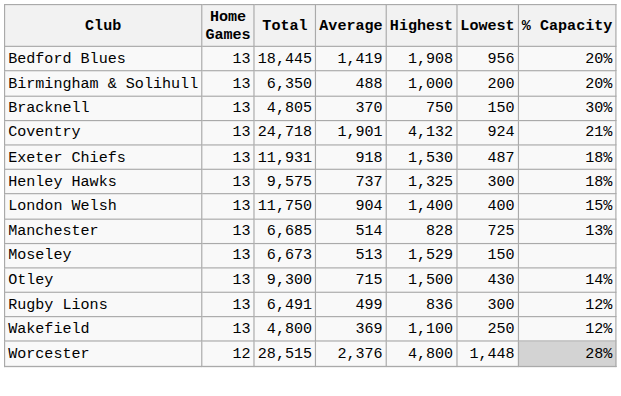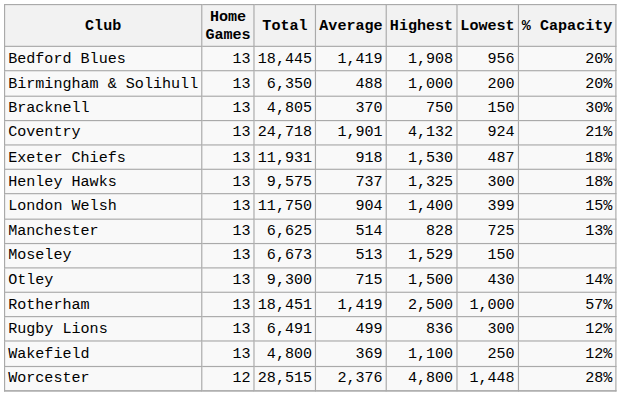(501, 206) 400 -> (501, 206) 399
(289, 231) 6,685 -> (289, 231) 6,625
+ row: (49, 305)
(599, 354) lightgrey background -> (599, 378) no background
